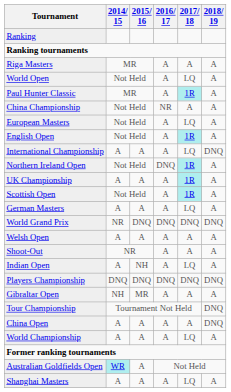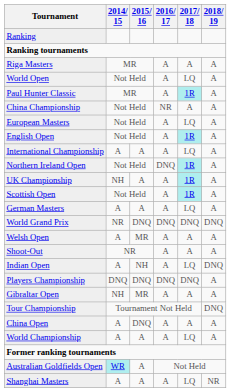(214, 150) DNQ -> (214, 150) A
(118, 179) A -> (118, 179) NH
(142, 236) A -> (142, 236) MR
(214, 265) A -> (214, 265) DNQ
(214, 279) DNQ -> (214, 279) A
(142, 323) A -> (142, 323) DNQ
(214, 323) DNQ -> (214, 323) A
(214, 380) A -> (214, 380) NR
